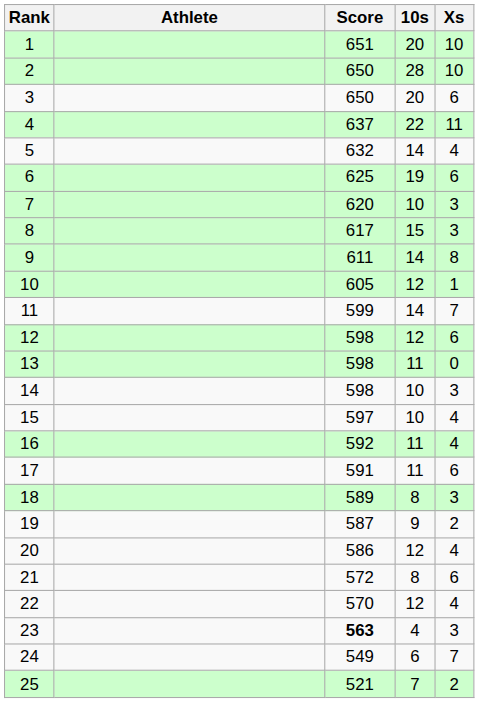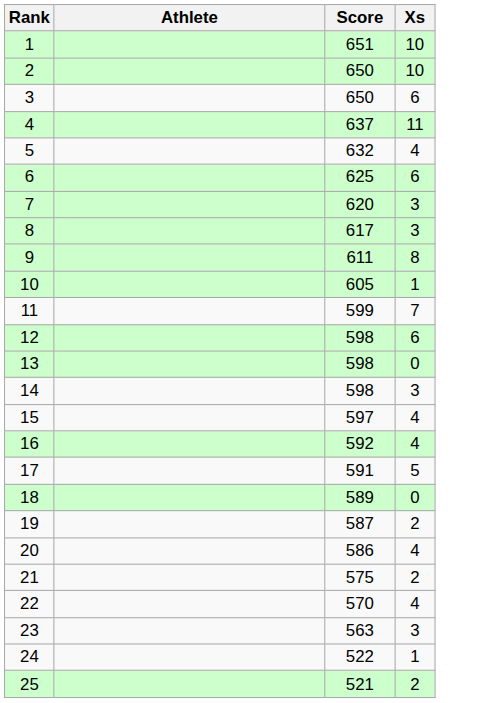- column: (415, 17)
(454, 470) 6 -> (415, 470) 5
(454, 497) 3 -> (415, 497) 0
(360, 577) 572 -> (360, 577) 575
(454, 577) 6 -> (415, 577) 2
(360, 630) bold -> (360, 630) normal
(360, 657) 549 -> (360, 657) 522
(454, 657) 7 -> (415, 657) 1
